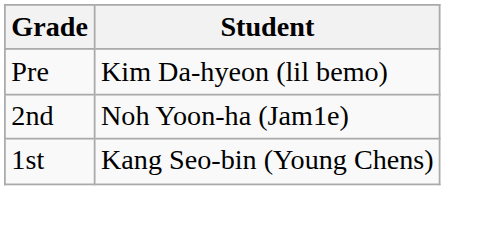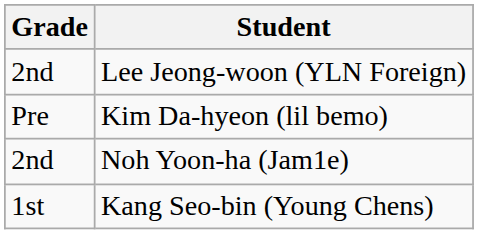+ row: (284, 71)
